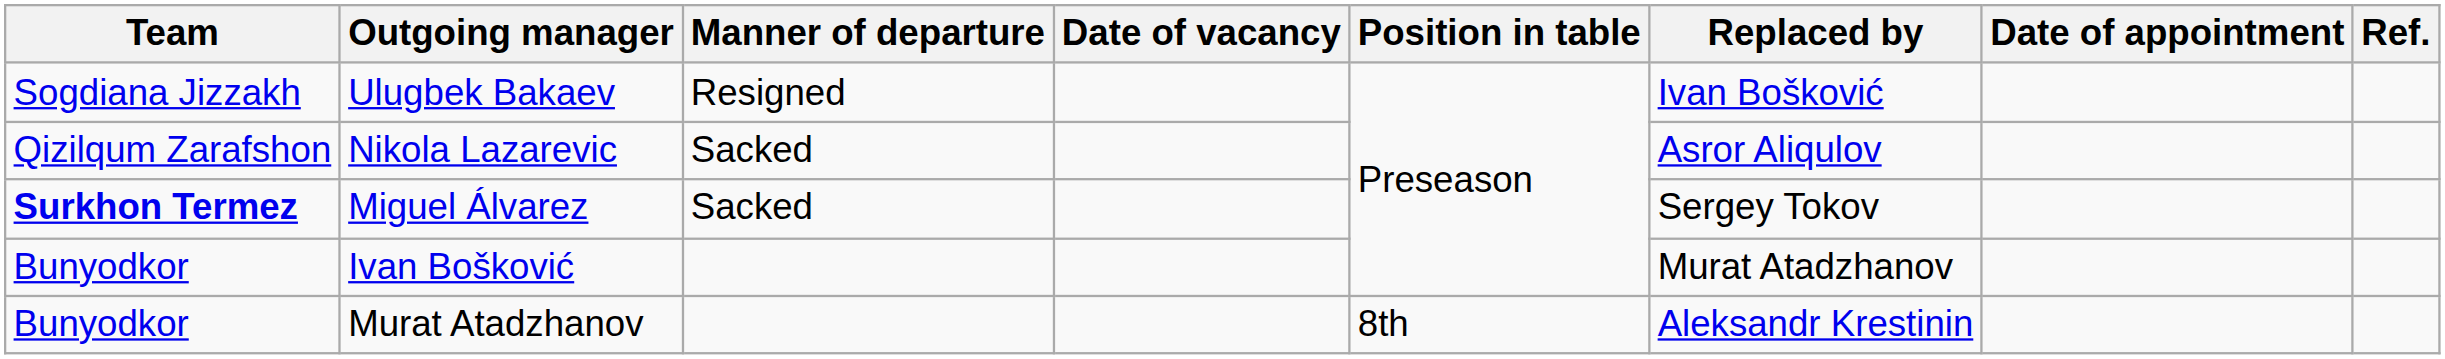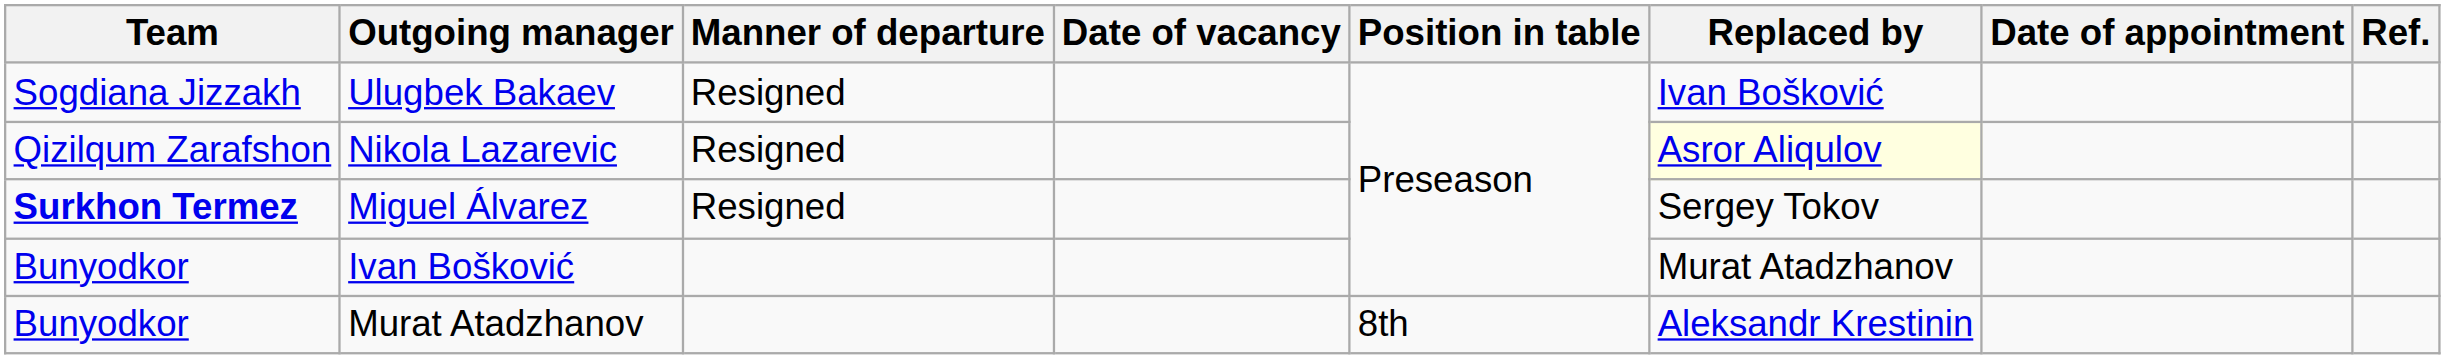(752, 149) Sacked -> (768, 149) Resigned
(1770, 149) no background -> (1770, 149) lightyellow background
(752, 207) Sacked -> (768, 207) Resigned
